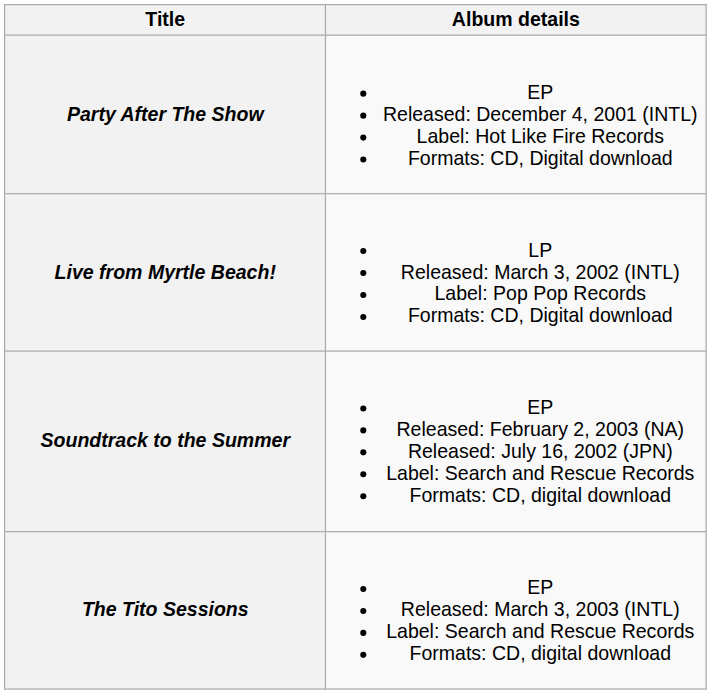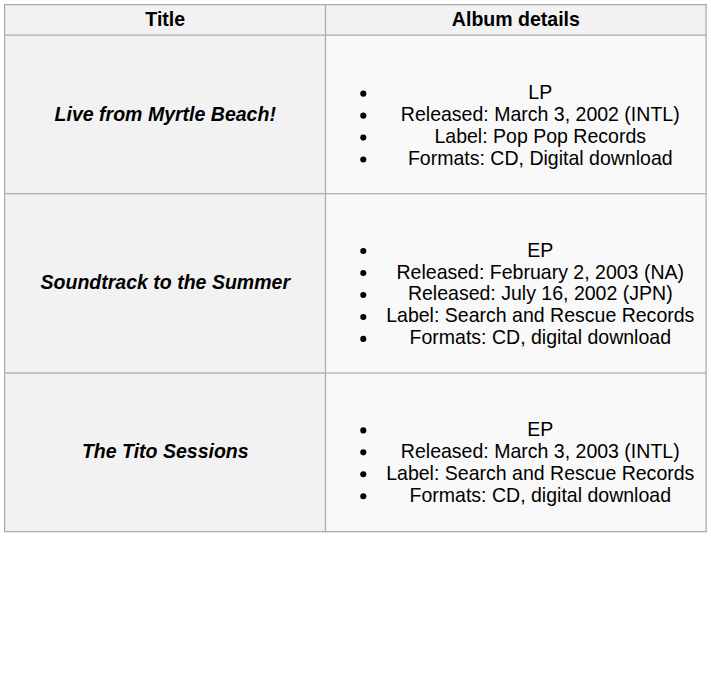- row: (165, 114)
